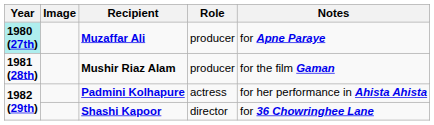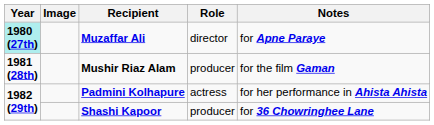(212, 37) producer -> (209, 37) director
(209, 111) director -> (212, 111) producer
